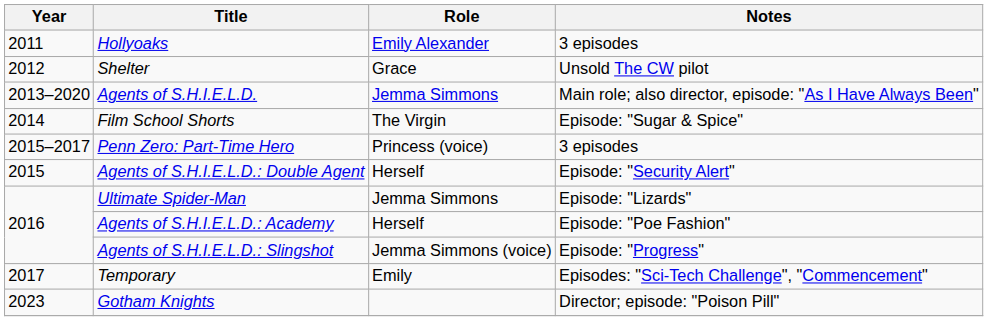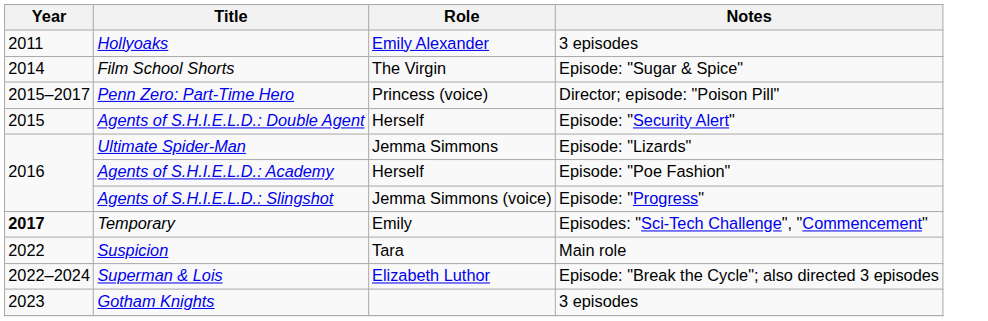- row: (123, 69)
- row: (177, 95)
(599, 146) 3 episodes -> (669, 95) Director; episode: "Poison Pill"
(26, 276) normal -> (26, 224) bold
+ row: (133, 250)
+ row: (160, 276)
(669, 302) Director; episode: "Poison Pill" -> (599, 302) 3 episodes
